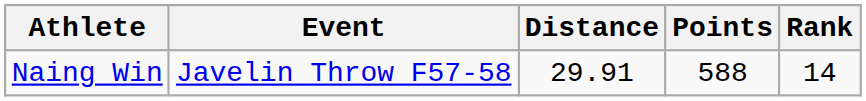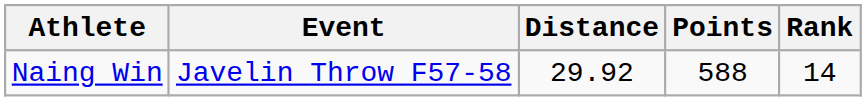(592, 73) 29.91 -> (592, 73) 29.92
